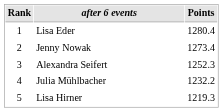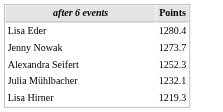- column: (19, 13)
(201, 47) 1273.4 -> (173, 47) 1273.7
(201, 81) 1232.2 -> (173, 81) 1232.1
